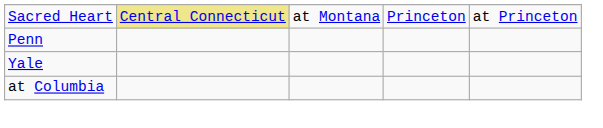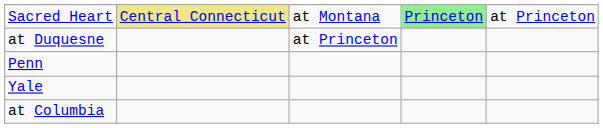(426, 16) no background -> (444, 16) lightgreen background
+ row: (56, 40)
